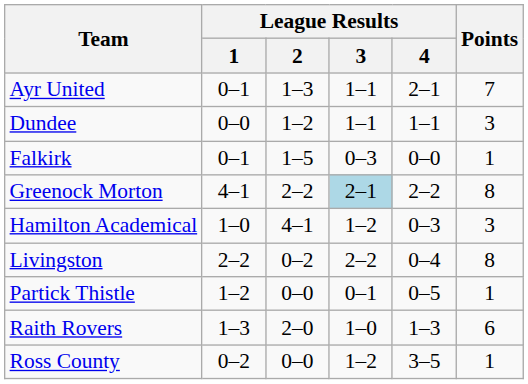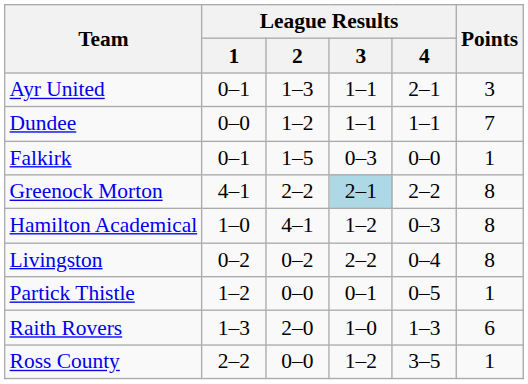(490, 89) 7 -> (490, 89) 3
(490, 123) 3 -> (490, 123) 7
(490, 225) 3 -> (490, 225) 8
(234, 259) 2–2 -> (234, 259) 0–2
(234, 361) 0–2 -> (234, 361) 2–2
